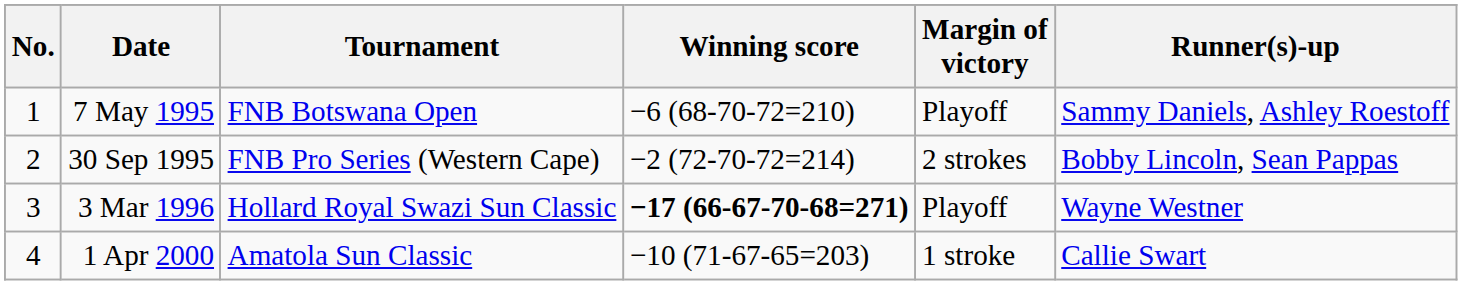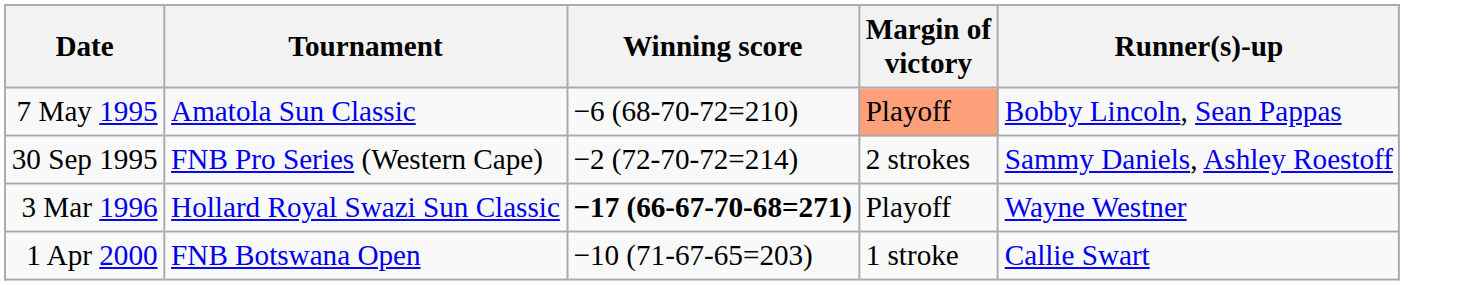- column: (33, 46)
(352, 111) FNB Botswana Open -> (293, 111) Amatola Sun Classic
(965, 111) no background -> (908, 111) lightsalmon background
(1255, 111) Sammy Daniels, Ashley Roestoff -> (1173, 111) Bobby Lincoln, Sean Pappas
(1230, 159) Bobby Lincoln, Sean Pappas -> (1199, 159) Sammy Daniels, Ashley Roestoff
(350, 255) Amatola Sun Classic -> (296, 255) FNB Botswana Open
